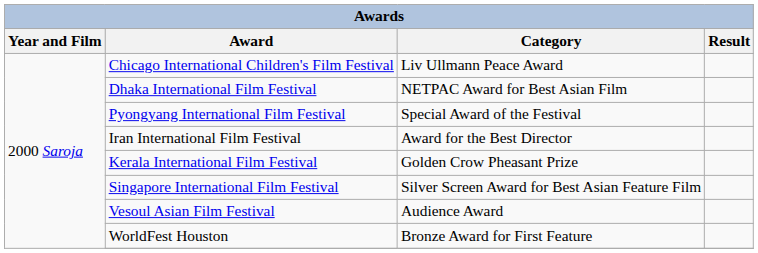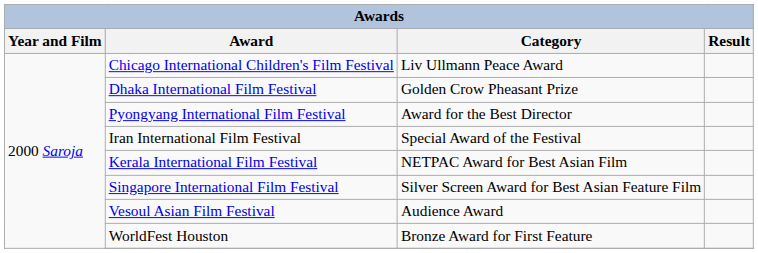(514, 89) NETPAC Award for Best Asian Film -> (489, 89) Golden Crow Pheasant Prize
(491, 114) Special Award of the Festival -> (486, 114) Award for the Best Director
(486, 138) Award for the Best Director -> (491, 138) Special Award of the Festival
(489, 162) Golden Crow Pheasant Prize -> (514, 162) NETPAC Award for Best Asian Film
